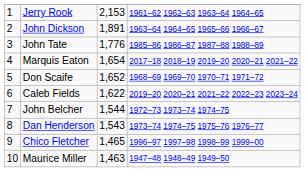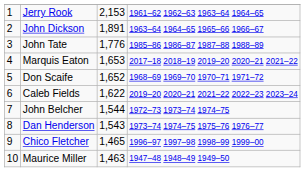(112, 61) 1,654 -> (112, 61) 1,653
